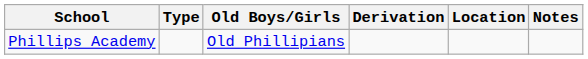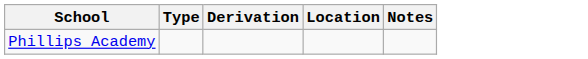- column: (276, 17)
